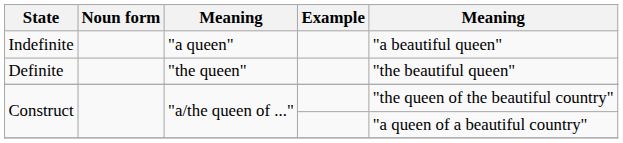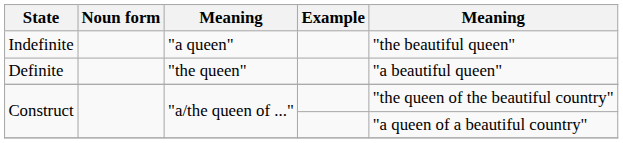(437, 44) "a beautiful queen" -> (444, 44) "the beautiful queen"
(444, 71) "the beautiful queen" -> (437, 71) "a beautiful queen"
